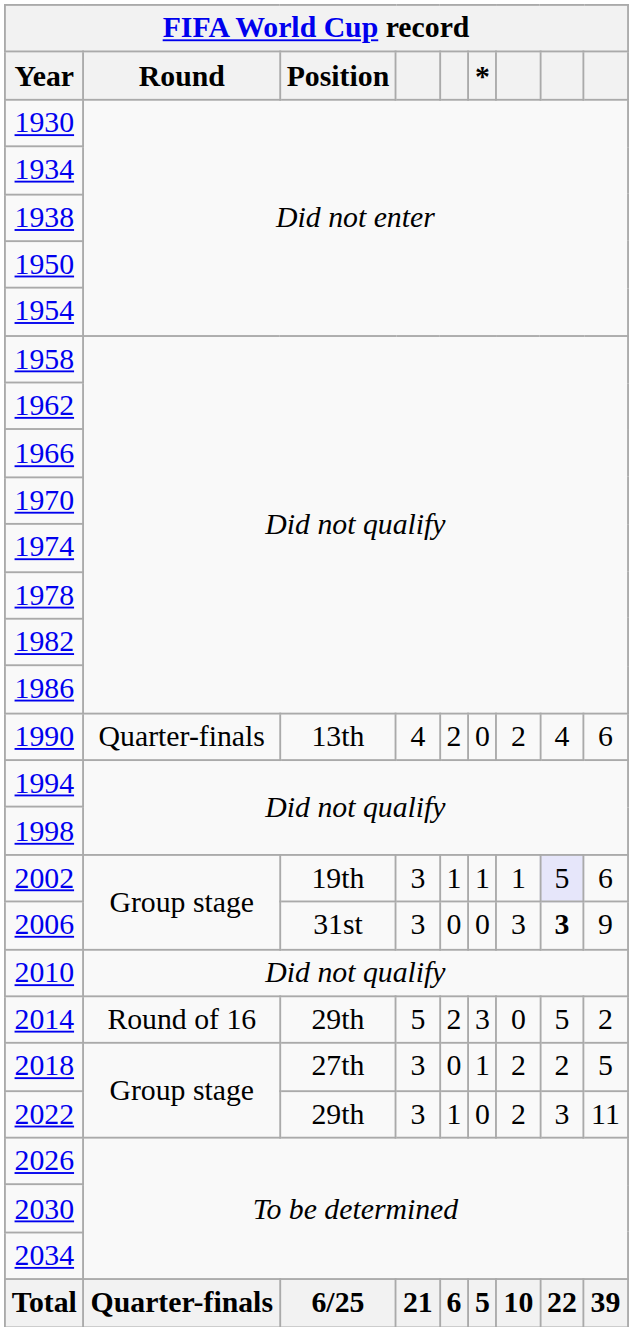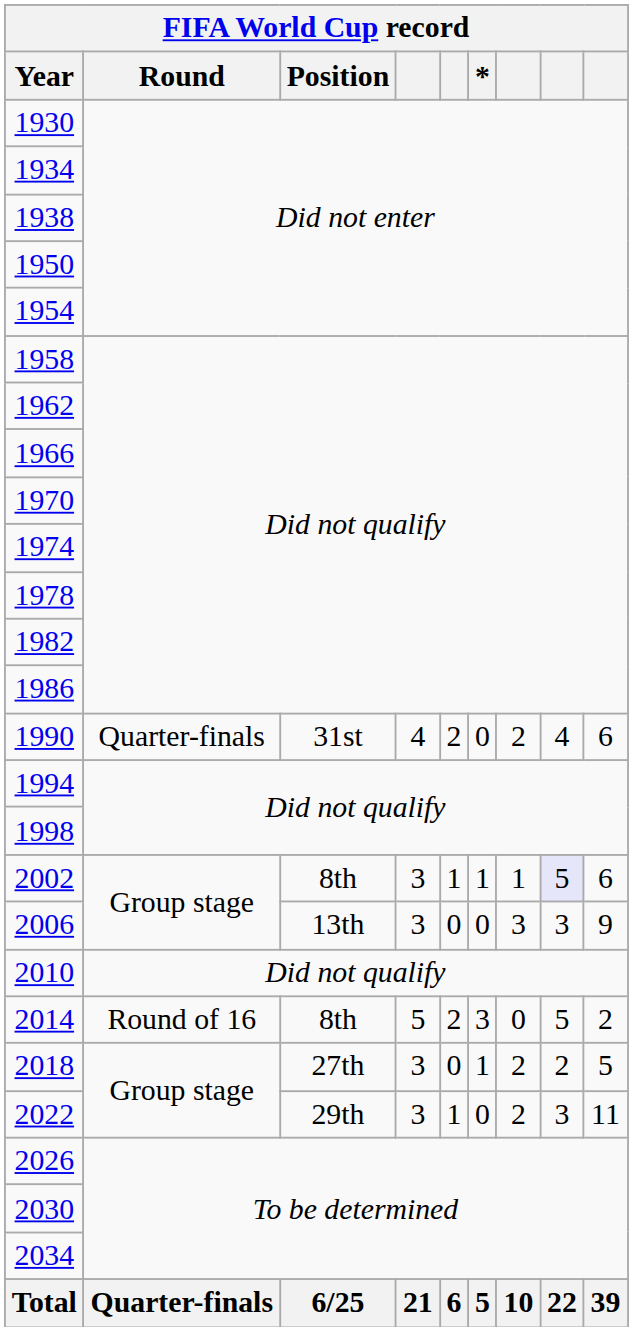(338, 736) 13th -> (338, 736) 31st
(338, 877) 19th -> (338, 877) 8th
(338, 924) 31st -> (338, 924) 13th
(562, 924) bold -> (562, 924) normal
(338, 1019) 29th -> (338, 1019) 8th
